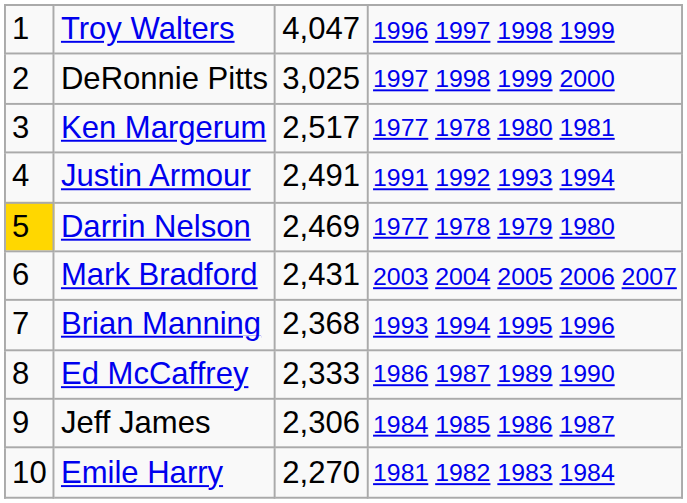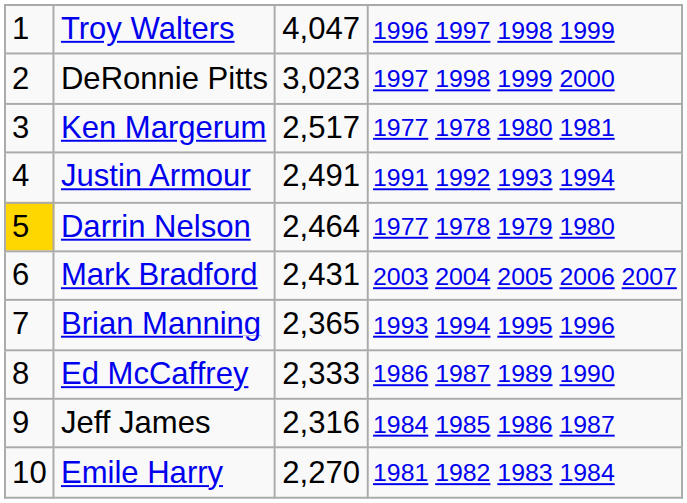(321, 78) 3,025 -> (321, 78) 3,023
(321, 226) 2,469 -> (321, 226) 2,464
(321, 324) 2,368 -> (321, 324) 2,365
(321, 422) 2,306 -> (321, 422) 2,316
